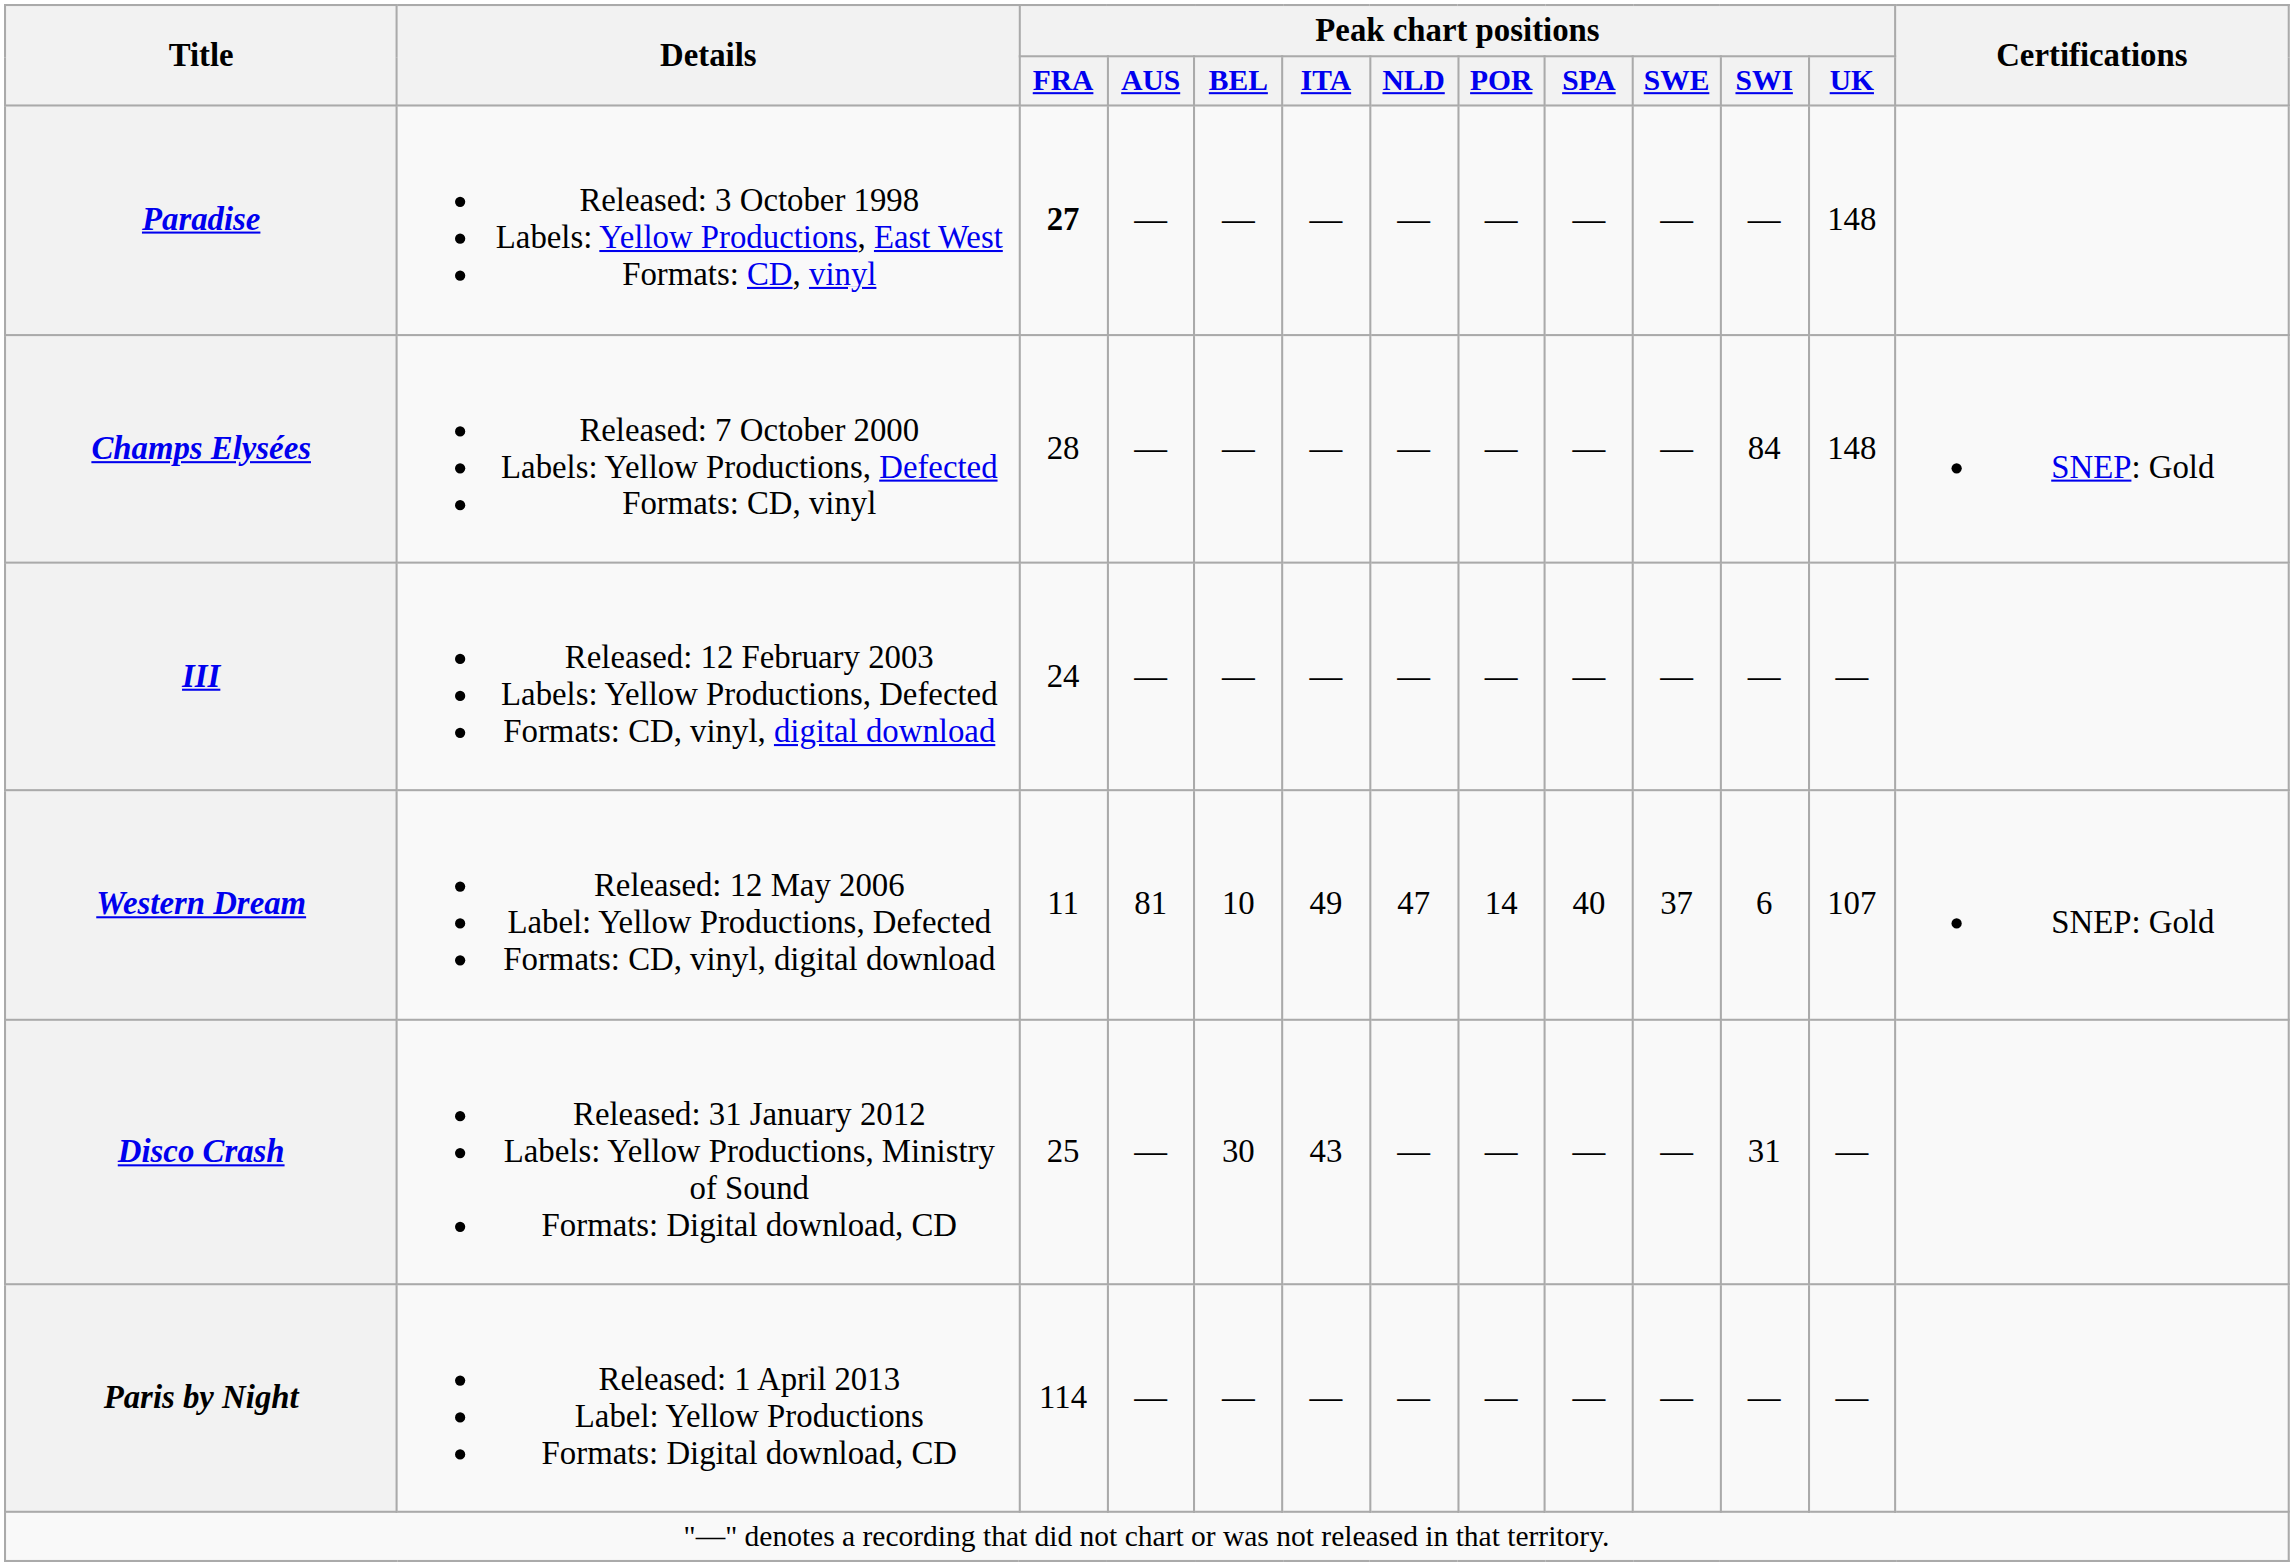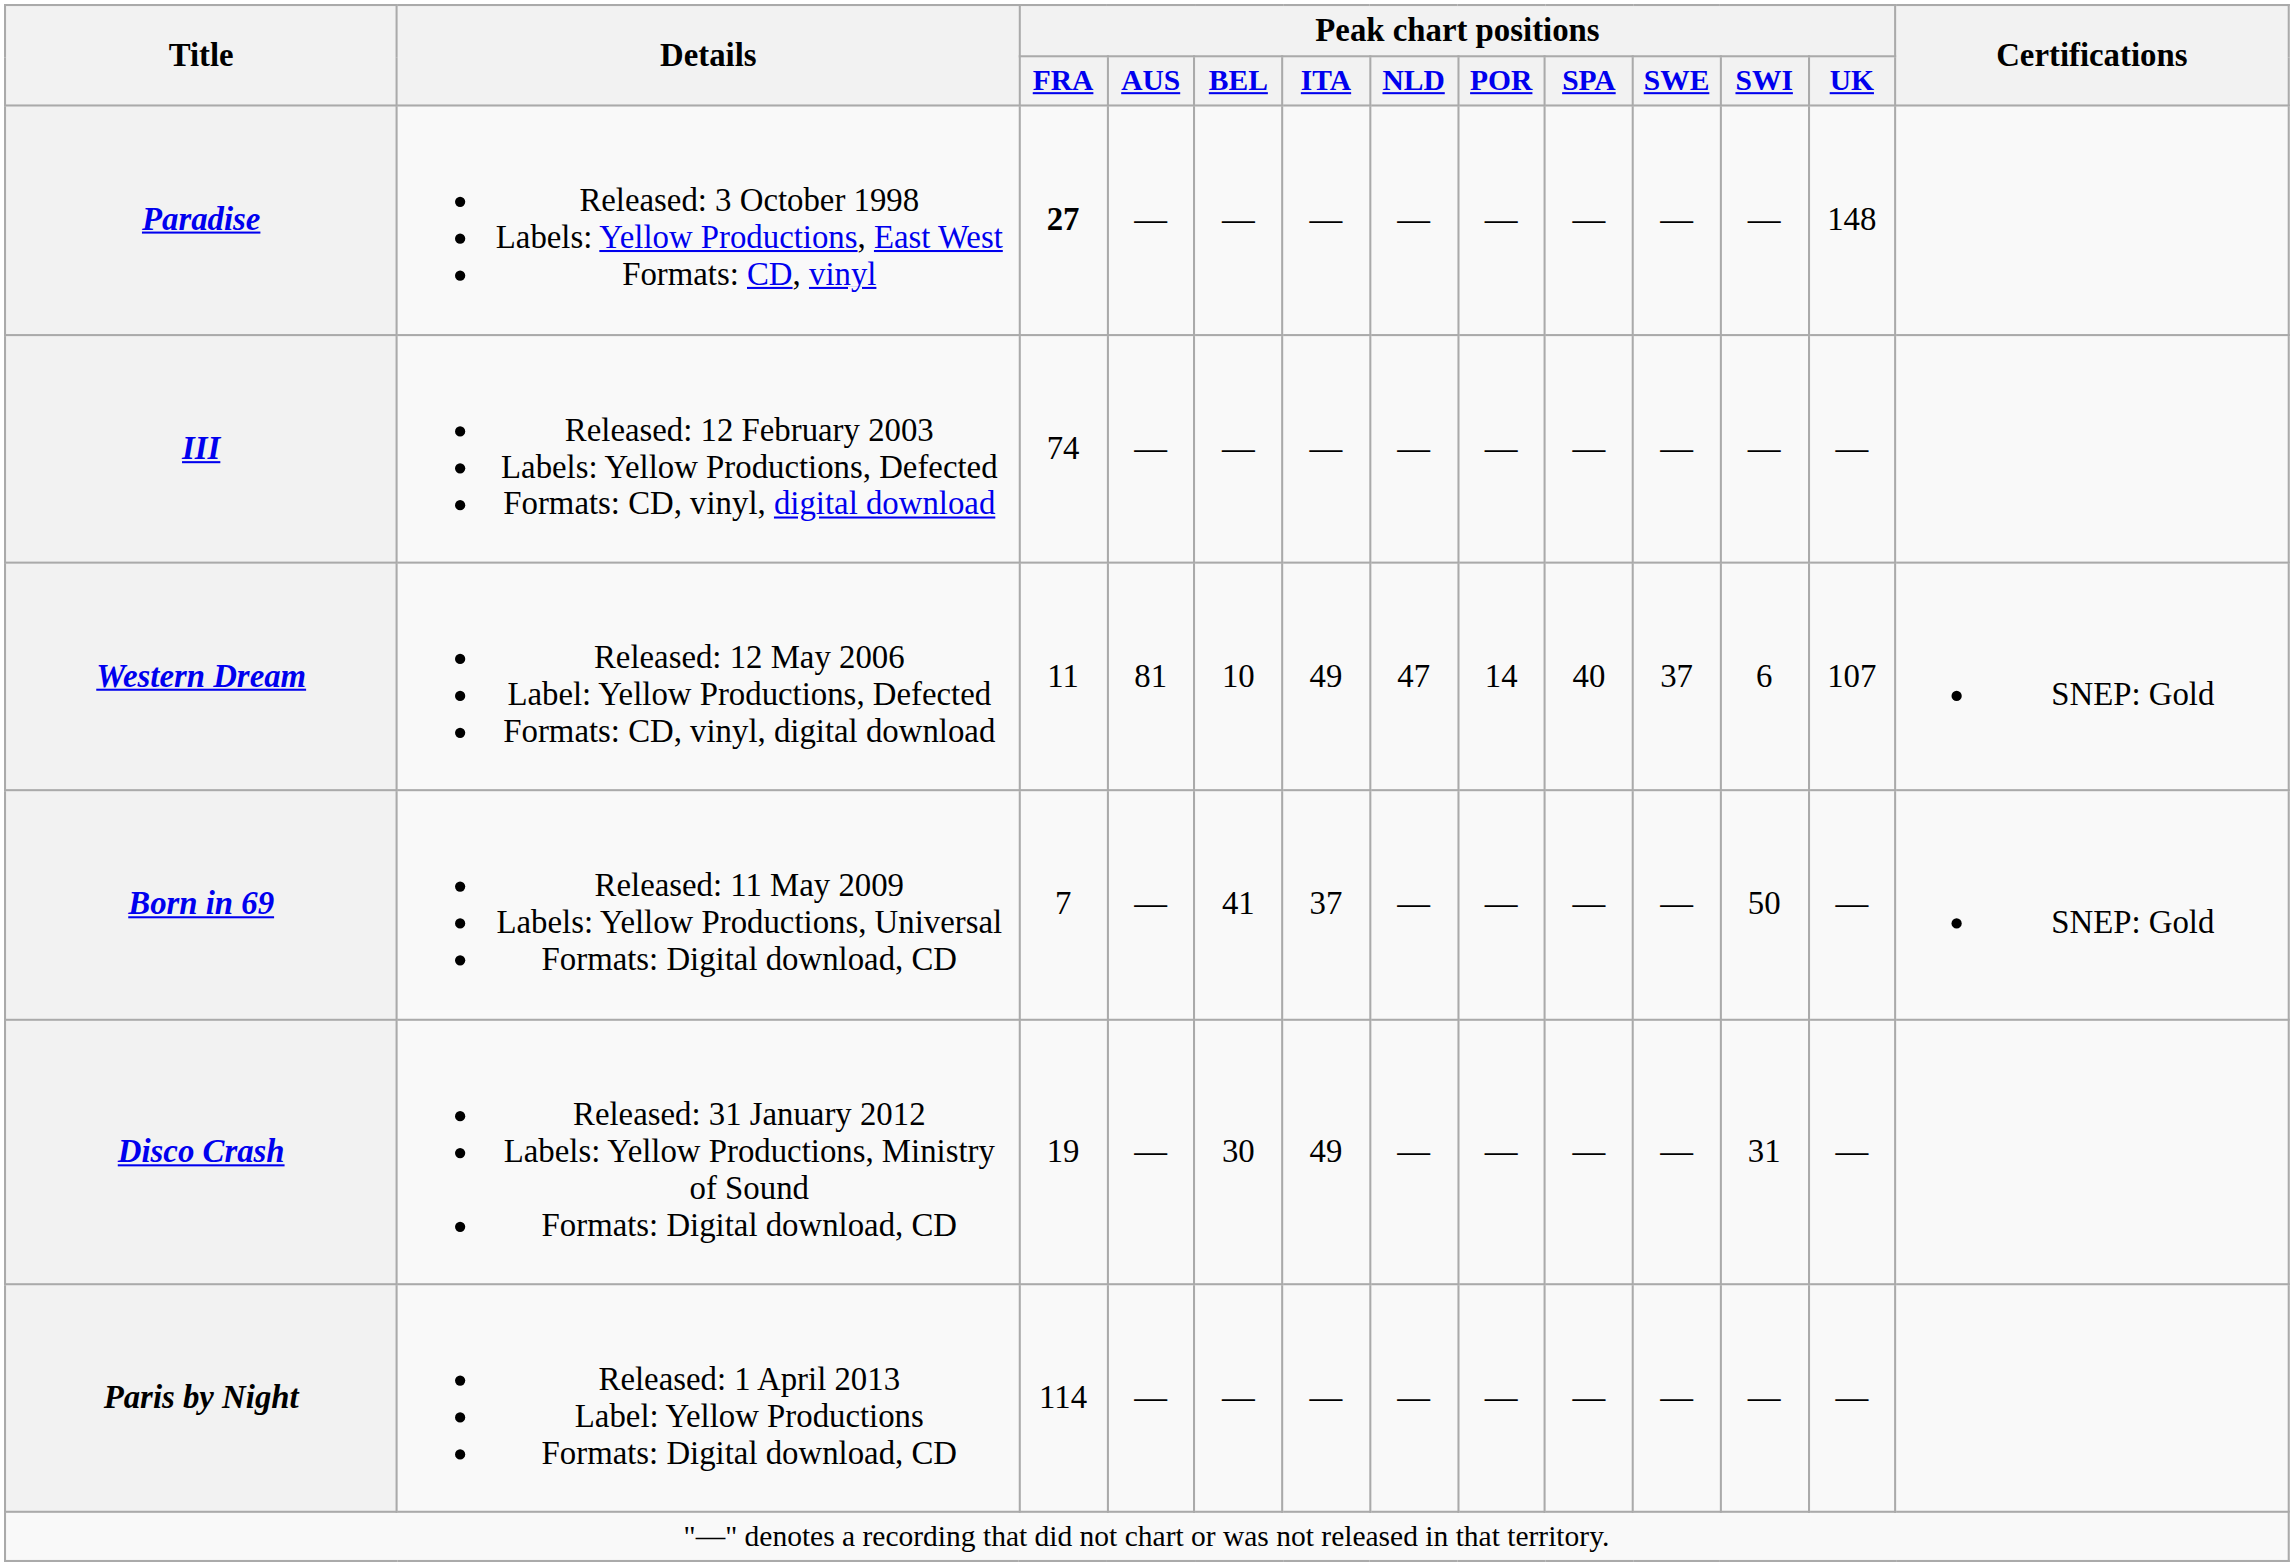- row: (201, 447)
(1063, 676) 24 -> (1063, 447) 74
+ row: (201, 904)
(1063, 1151) 25 -> (1063, 1151) 19
(1326, 1151) 43 -> (1326, 1151) 49
